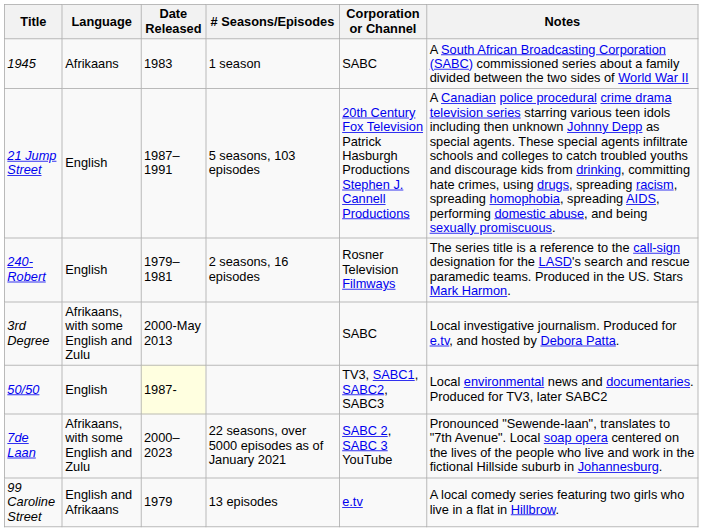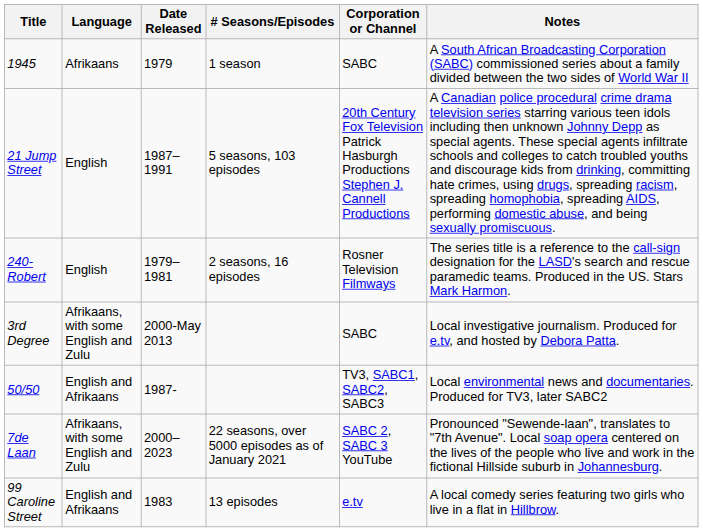(158, 63) 1983 -> (158, 63) 1979
(86, 389) English -> (99, 389) English and Afrikaans
(160, 389) lightyellow background -> (160, 389) no background
(158, 502) 1979 -> (158, 502) 1983
